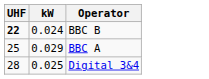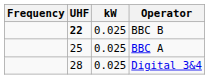+ column: (36, 13)
(47, 30) 0.024 -> (110, 30) 0.025
(47, 48) 0.029 -> (110, 48) 0.025
